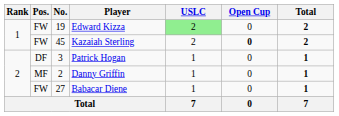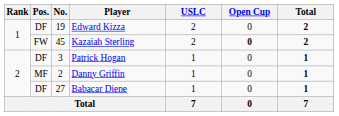(41, 27) FW -> (41, 27) DF
(193, 27) lightgreen background -> (193, 27) no background
(41, 89) FW -> (41, 89) DF
